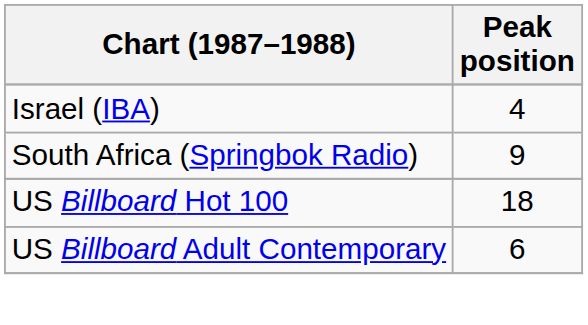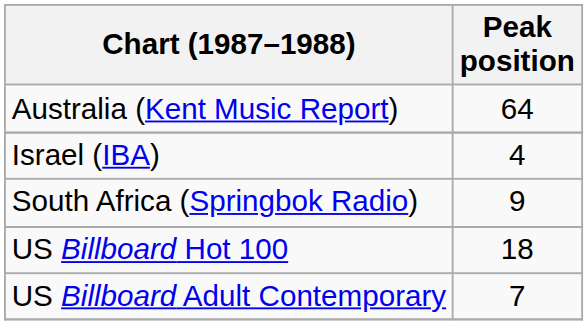+ row: (205, 108)
(517, 249) 6 -> (517, 295) 7
